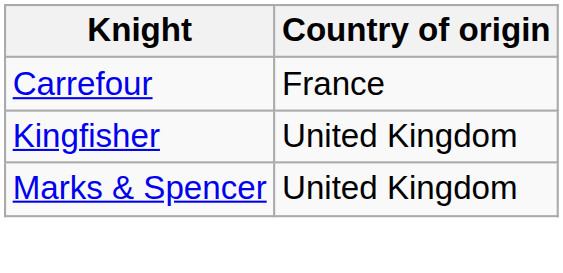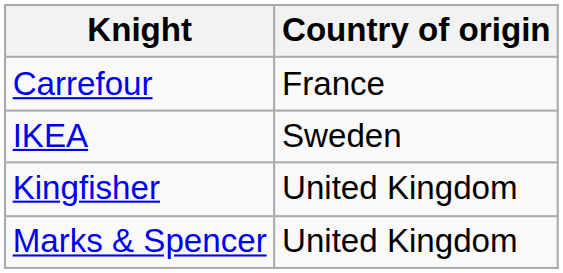+ row: (50, 135)
